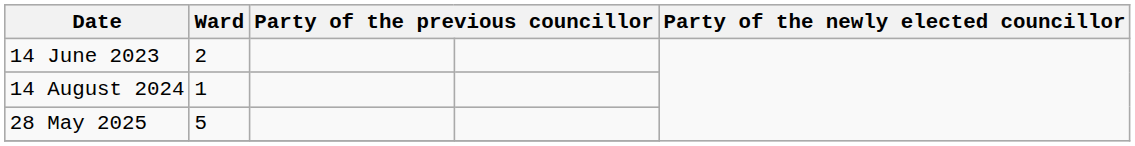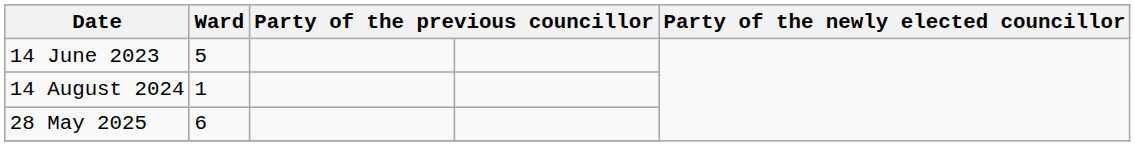(201, 56) 2 -> (201, 56) 5
(201, 123) 5 -> (201, 123) 6
